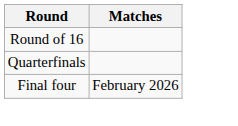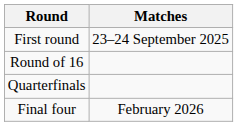+ row: (47, 39)
